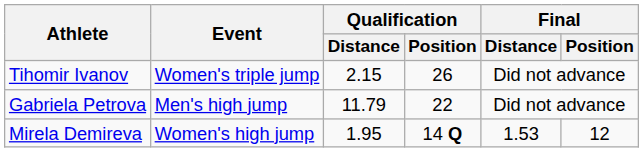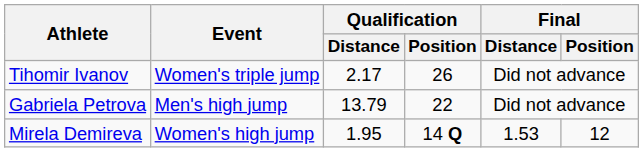(364, 76) 2.15 -> (364, 76) 2.17
(364, 105) 11.79 -> (364, 105) 13.79
